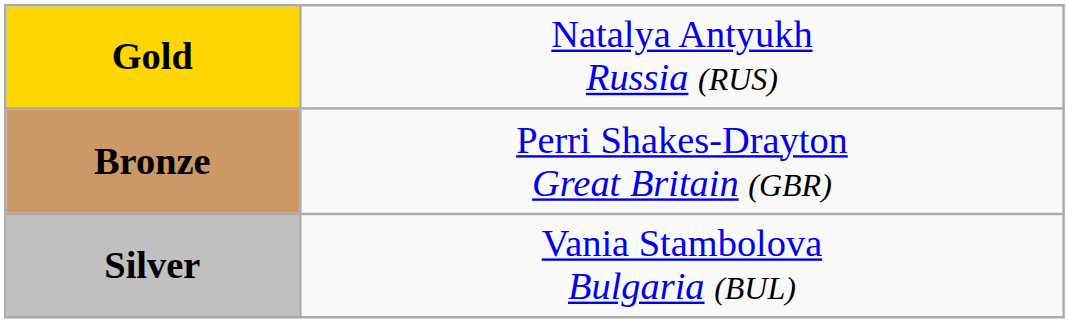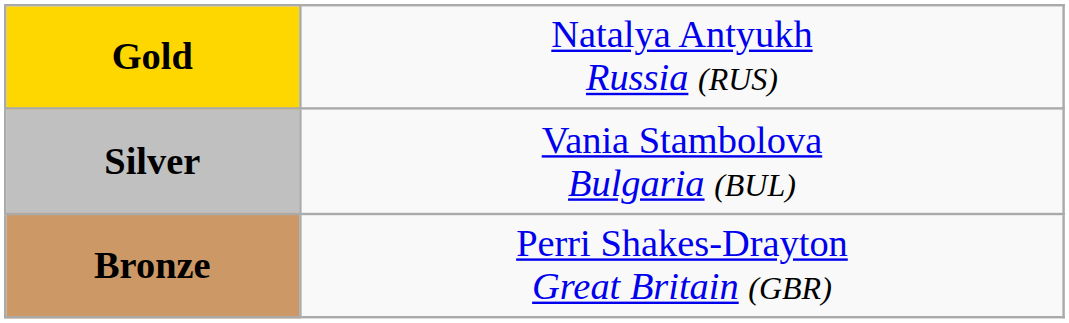rows swapped: (152, 264) <-> (152, 160)
